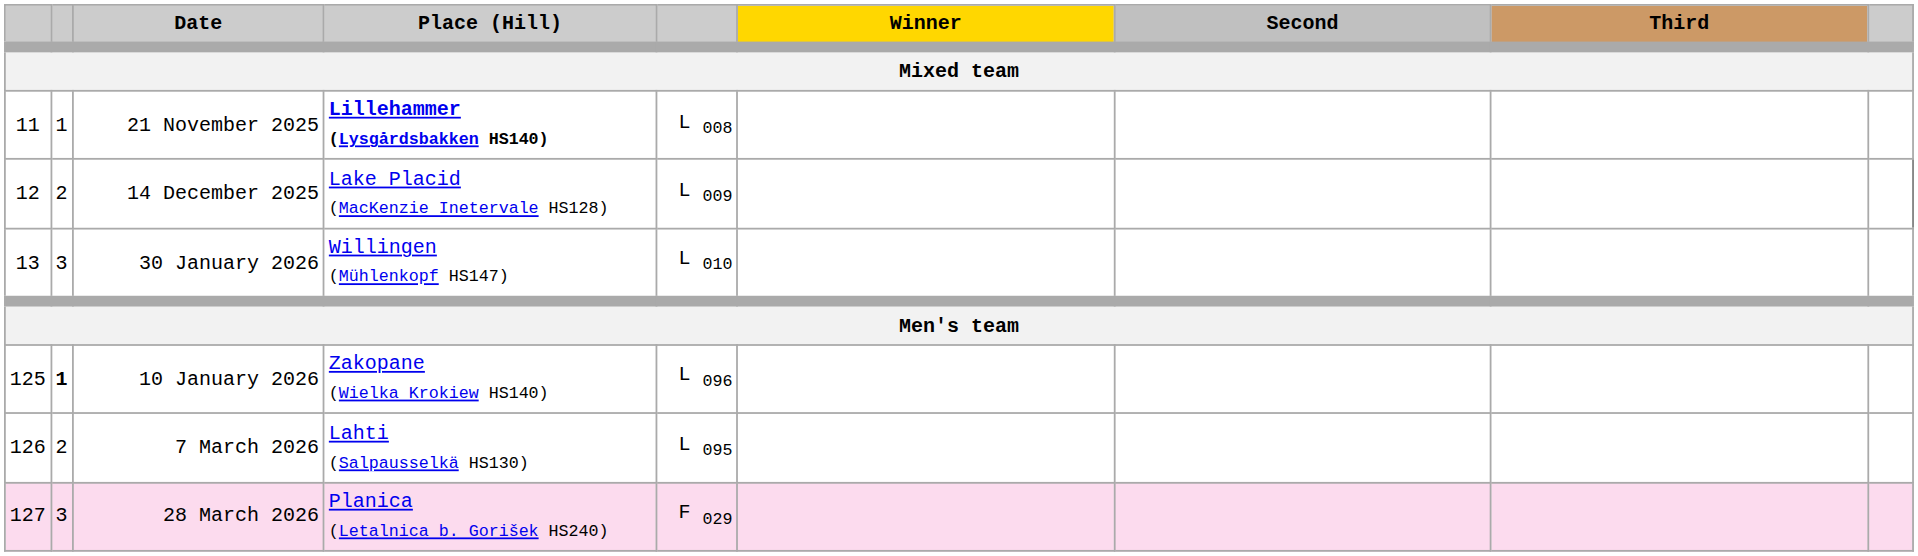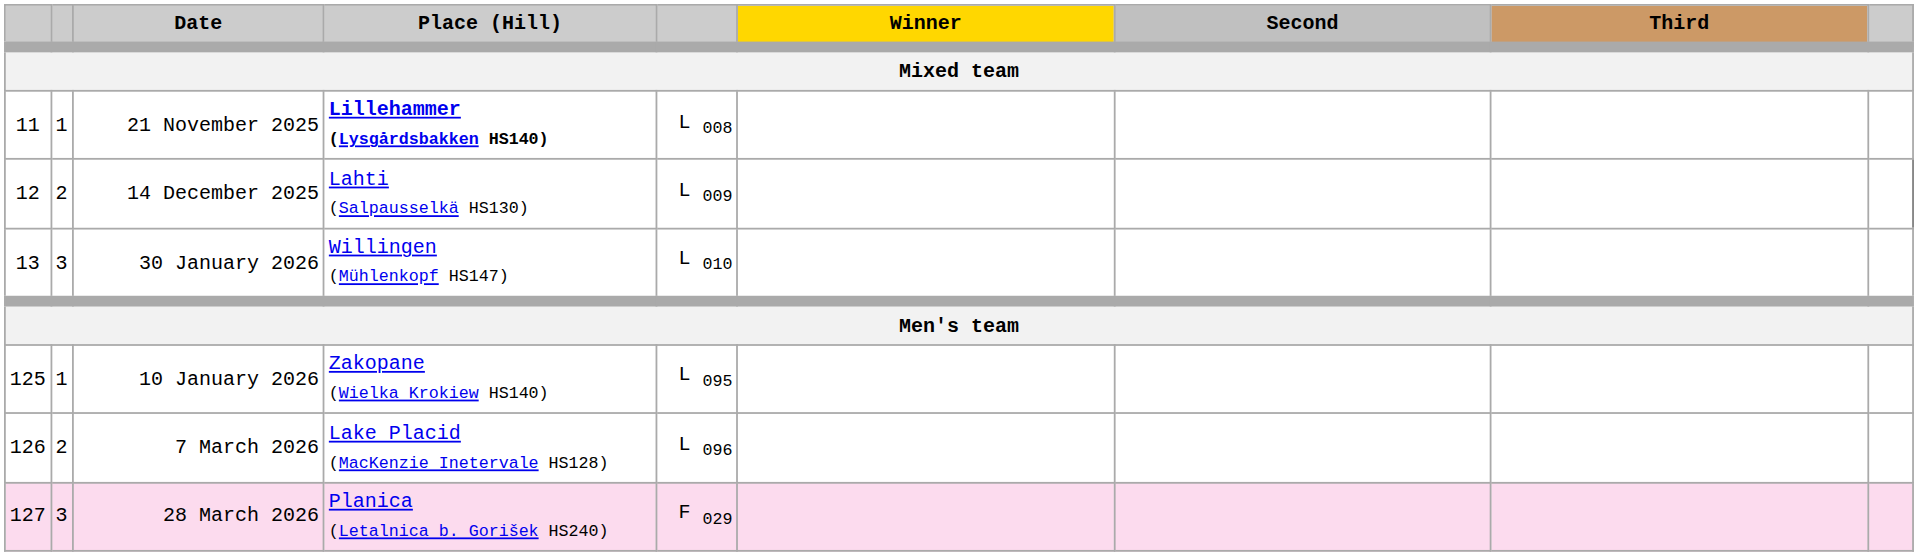(469, 193) Lake Placid (MacKenzie Inetervale HS128) -> (429, 193) Lahti (Salpausselkä HS130)
(62, 379) bold -> (62, 379) normal
(705, 378) L 096 -> (705, 378) L 095
(429, 447) Lahti (Salpausselkä HS130) -> (469, 447) Lake Placid (MacKenzie Inetervale HS128)
(705, 447) L 095 -> (705, 447) L 096
